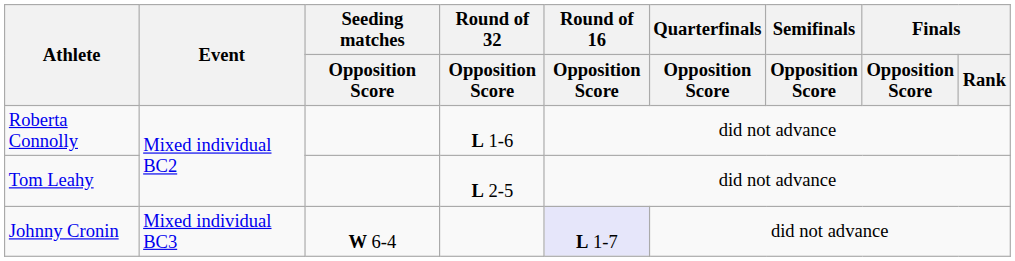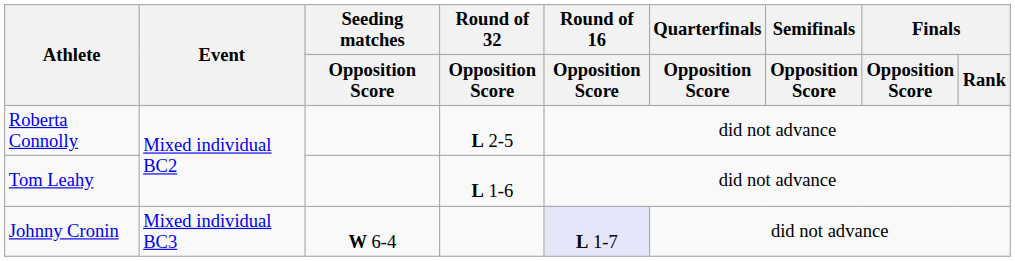(492, 140) L 1-6 -> (492, 140) L 2-5
(492, 191) L 2-5 -> (492, 191) L 1-6
